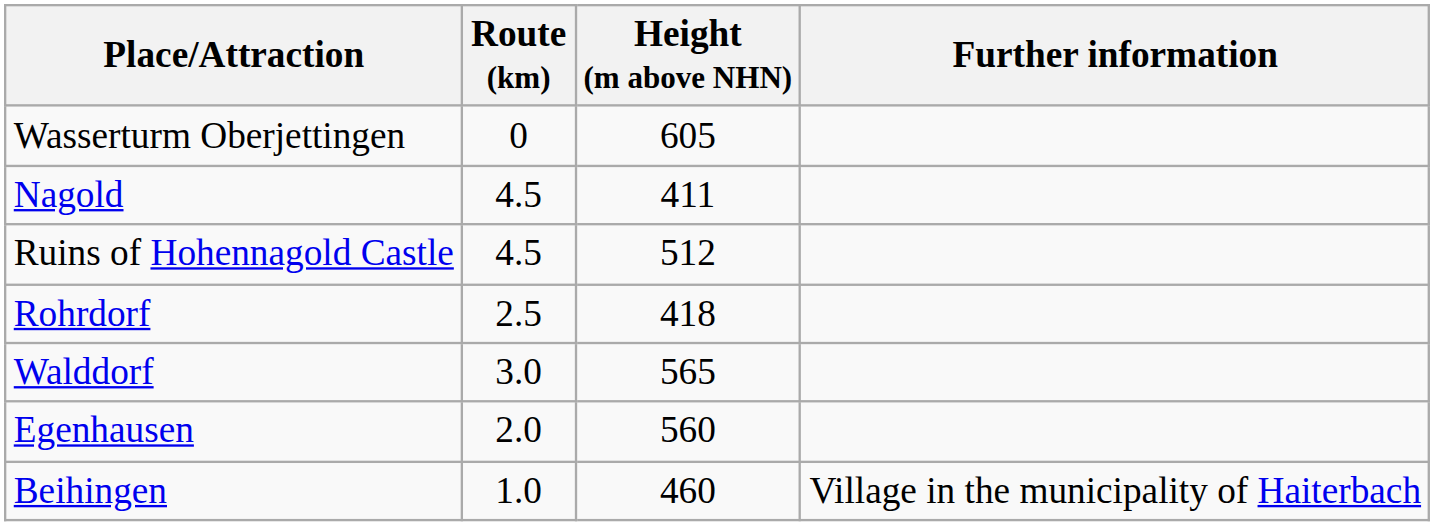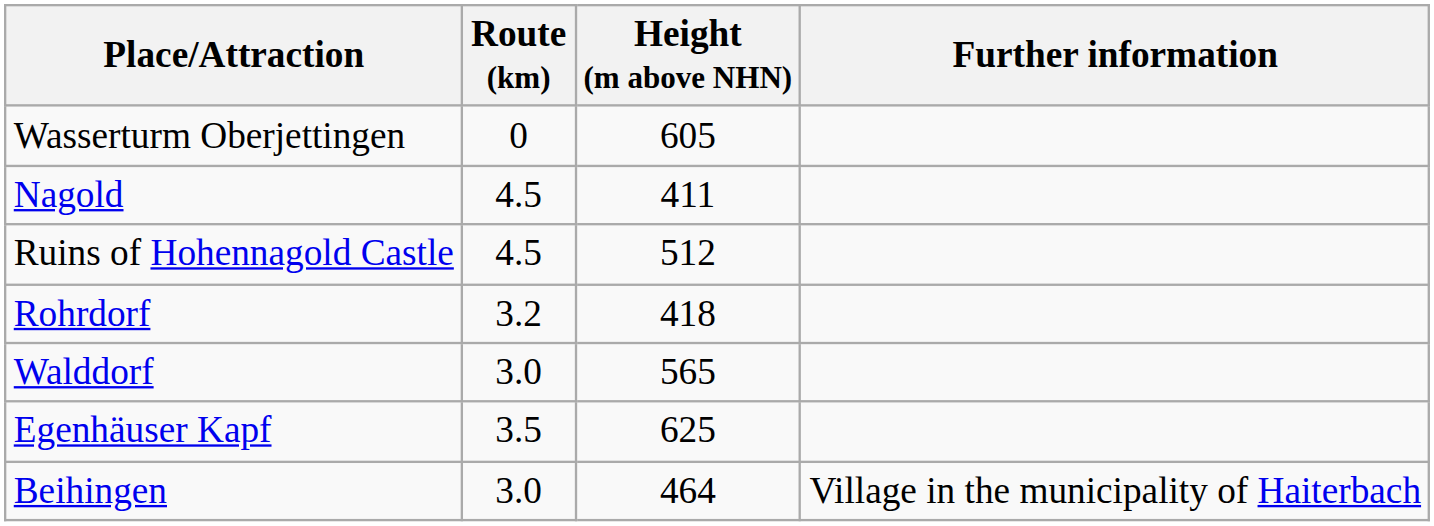(519, 312) 2.5 -> (519, 312) 3.2
+ row: (143, 430)
- row: (104, 430)
(519, 489) 1.0 -> (519, 489) 3.0
(688, 489) 460 -> (688, 489) 464
